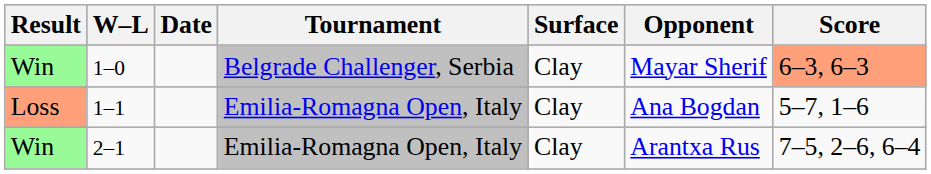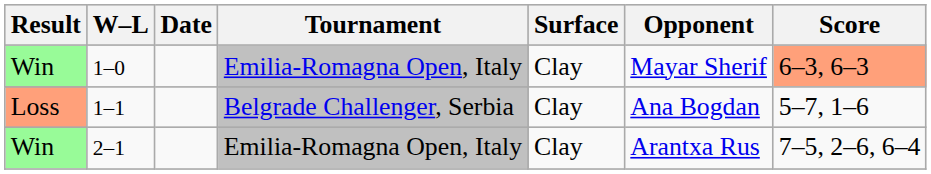(369, 65) Belgrade Challenger, Serbia -> (373, 65) Emilia-Romagna Open, Italy
(373, 106) Emilia-Romagna Open, Italy -> (369, 106) Belgrade Challenger, Serbia
